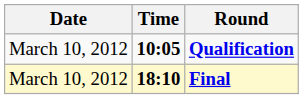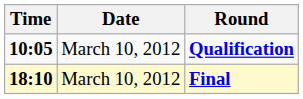columns swapped: (68, 19) <-> (158, 19)
